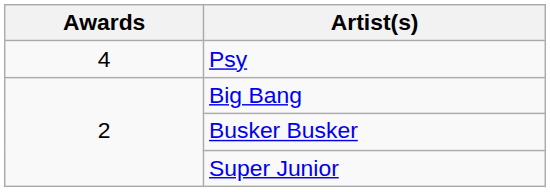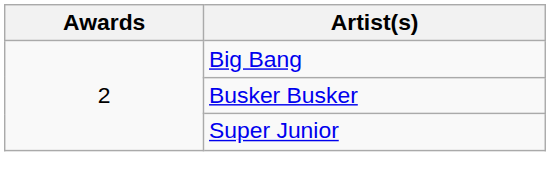- row: (228, 58)
